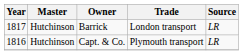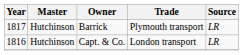(163, 27) London transport -> (167, 27) Plymouth transport
(167, 42) Plymouth transport -> (163, 42) London transport
